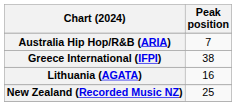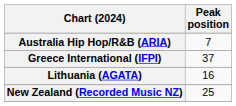(208, 59) 38 -> (208, 59) 37
